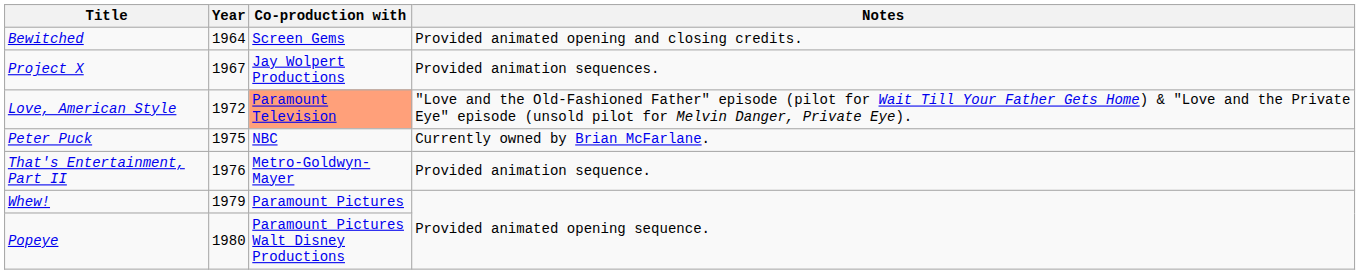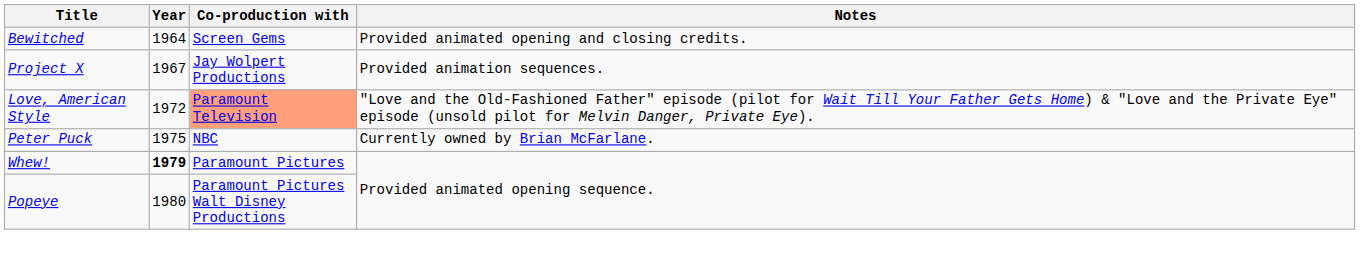- row: (96, 171)
(229, 202) normal -> (169, 163) bold
